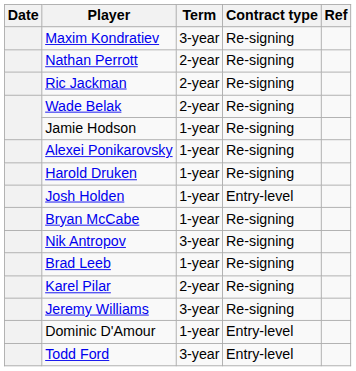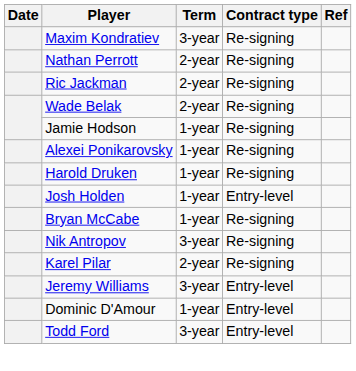- row: (78, 264)
(260, 309) Re-signing -> (260, 286) Entry-level
